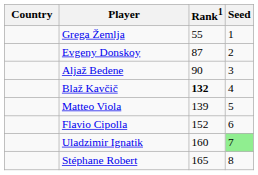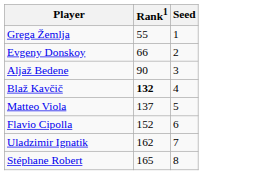- column: (32, 15)
(197, 52) 87 -> (142, 52) 66
(200, 106) 139 -> (145, 106) 137
(200, 142) 160 -> (145, 142) 162
(231, 142) lightgreen background -> (176, 142) no background
